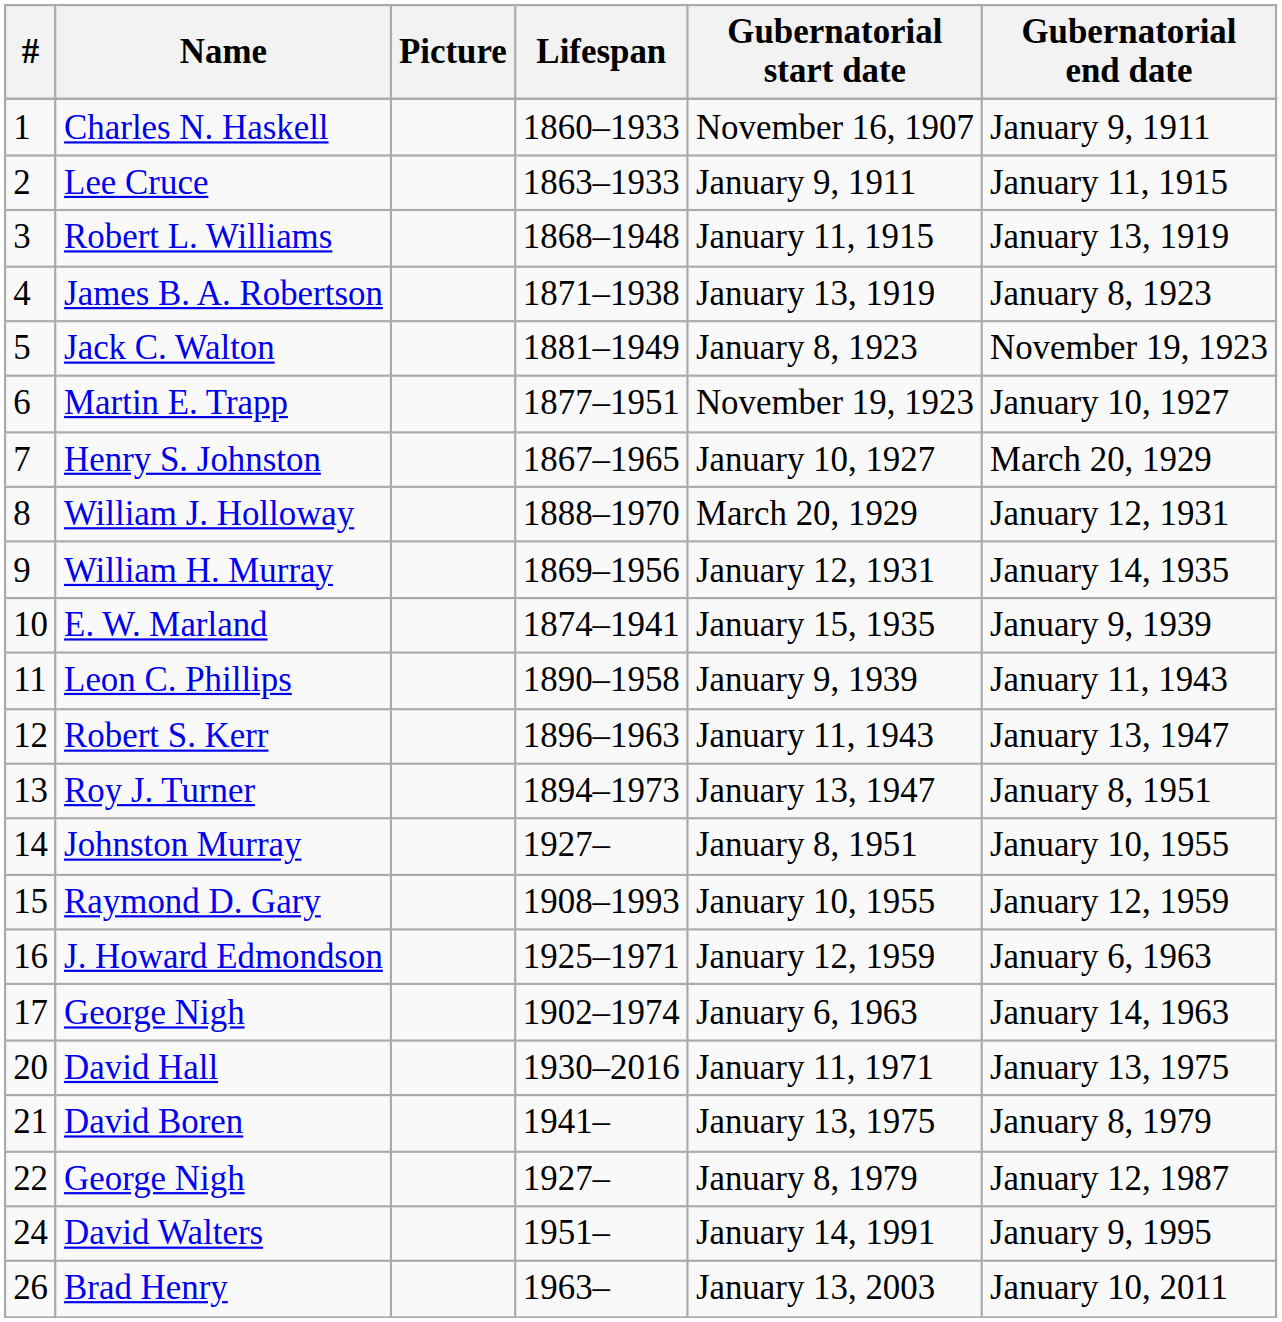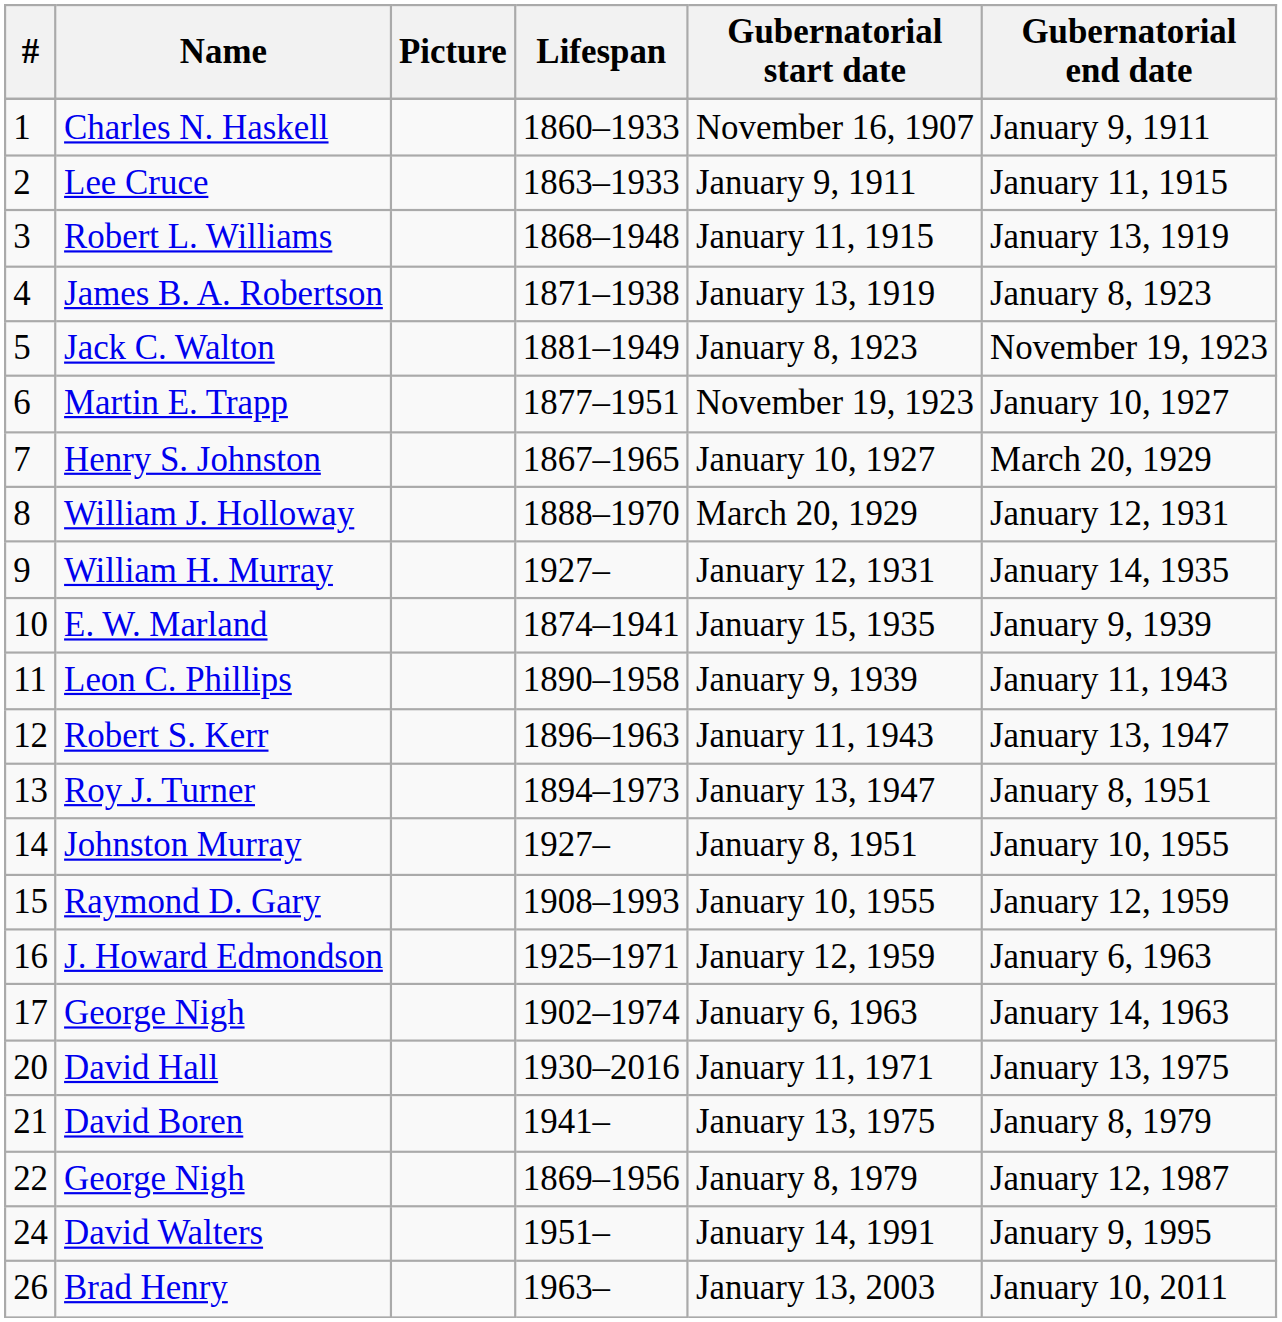(601, 569) 1869–1956 -> (566, 569) 1927–
(566, 1177) 1927– -> (601, 1177) 1869–1956
